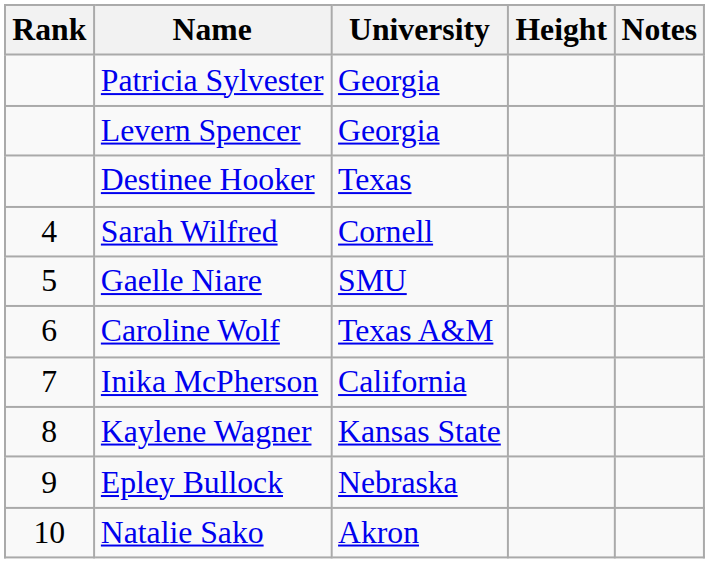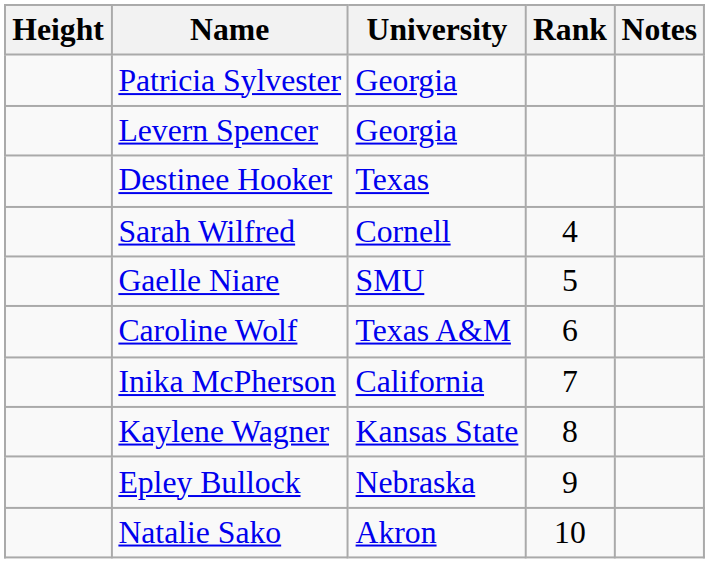columns swapped: (49, 29) <-> (561, 29)
